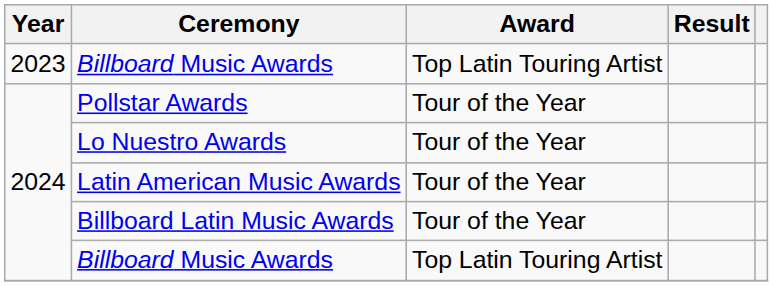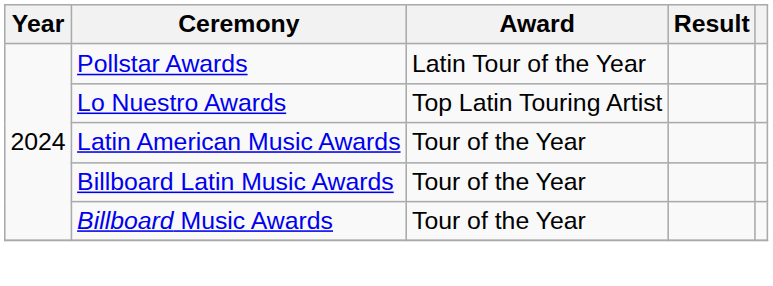- row: (38, 63)
(499, 102) Tour of the Year -> (529, 63) Latin Tour of the Year
(499, 142) Tour of the Year -> (537, 102) Top Latin Touring Artist
(537, 260) Top Latin Touring Artist -> (499, 220) Tour of the Year
